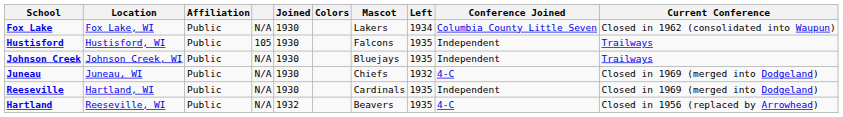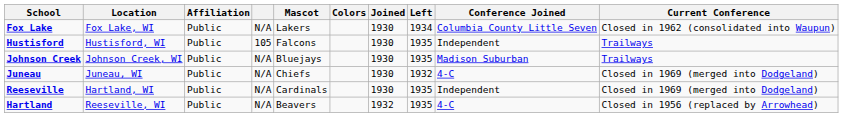columns swapped: (379, 12) <-> (293, 12)
(468, 58) Independent -> (483, 58) Madison Suburban
